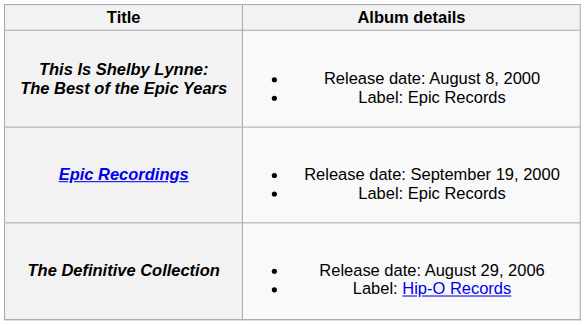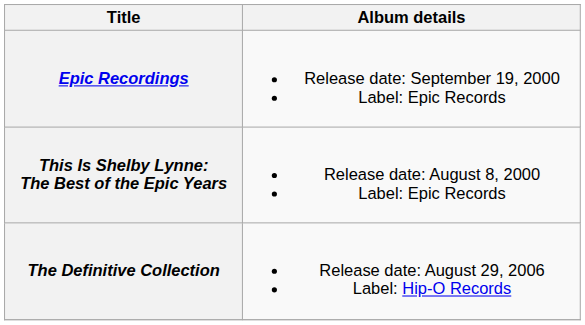rows swapped: (124, 78) <-> (124, 174)
